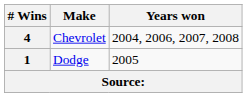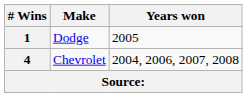rows swapped: (27, 37) <-> (27, 59)
